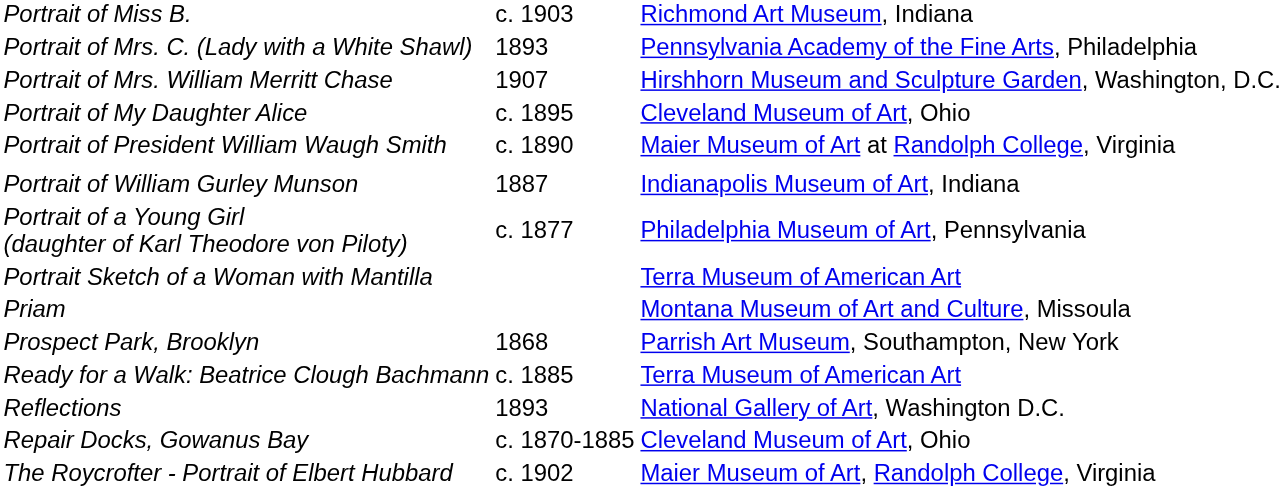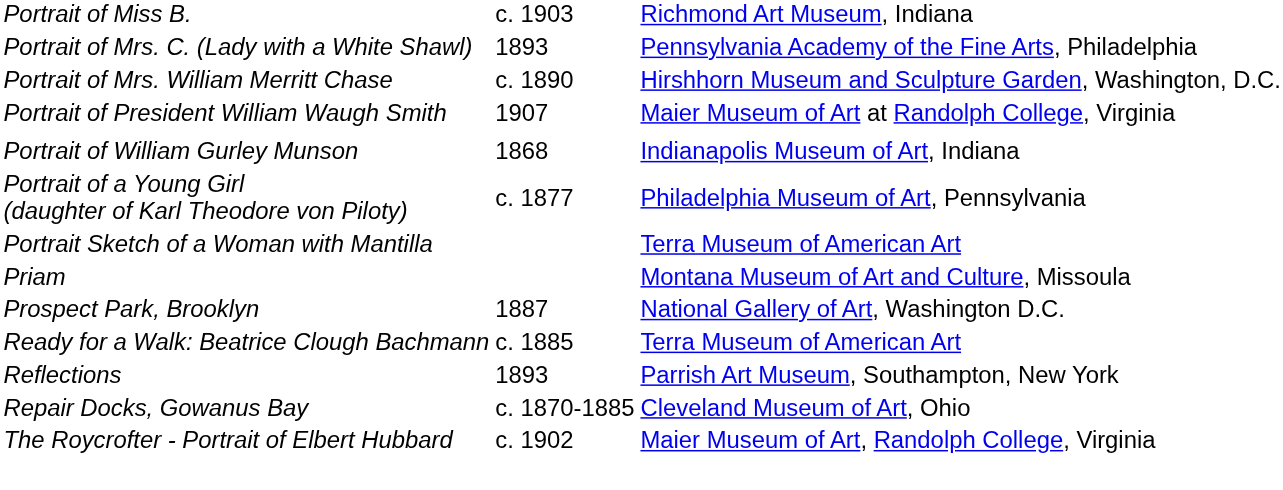(522, 80) 1907 -> (534, 80) c. 1890
- row: (155, 112)
(534, 145) c. 1890 -> (522, 112) 1907
(522, 184) 1887 -> (522, 151) 1868
(522, 342) 1868 -> (522, 309) 1887
(880, 342) Parrish Art Museum, Southampton, New York -> (853, 309) National Gallery of Art, Washington D.C.
(853, 407) National Gallery of Art, Washington D.C. -> (880, 375) Parrish Art Museum, Southampton, New York
